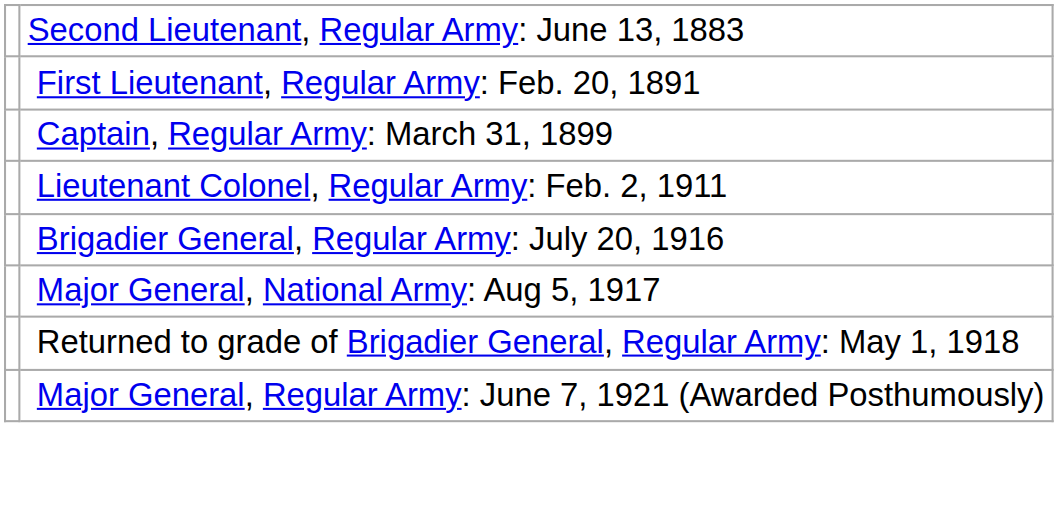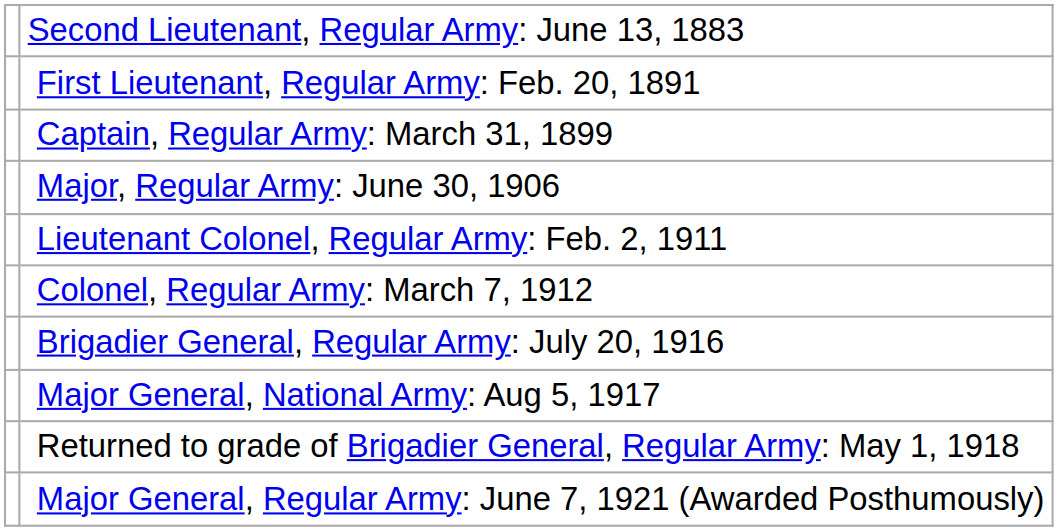+ row: (294, 186)
+ row: (310, 290)
